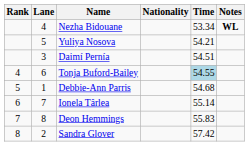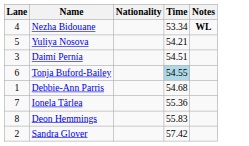- column: (18, 12)
(204, 103) 55.14 -> (177, 103) 55.36
